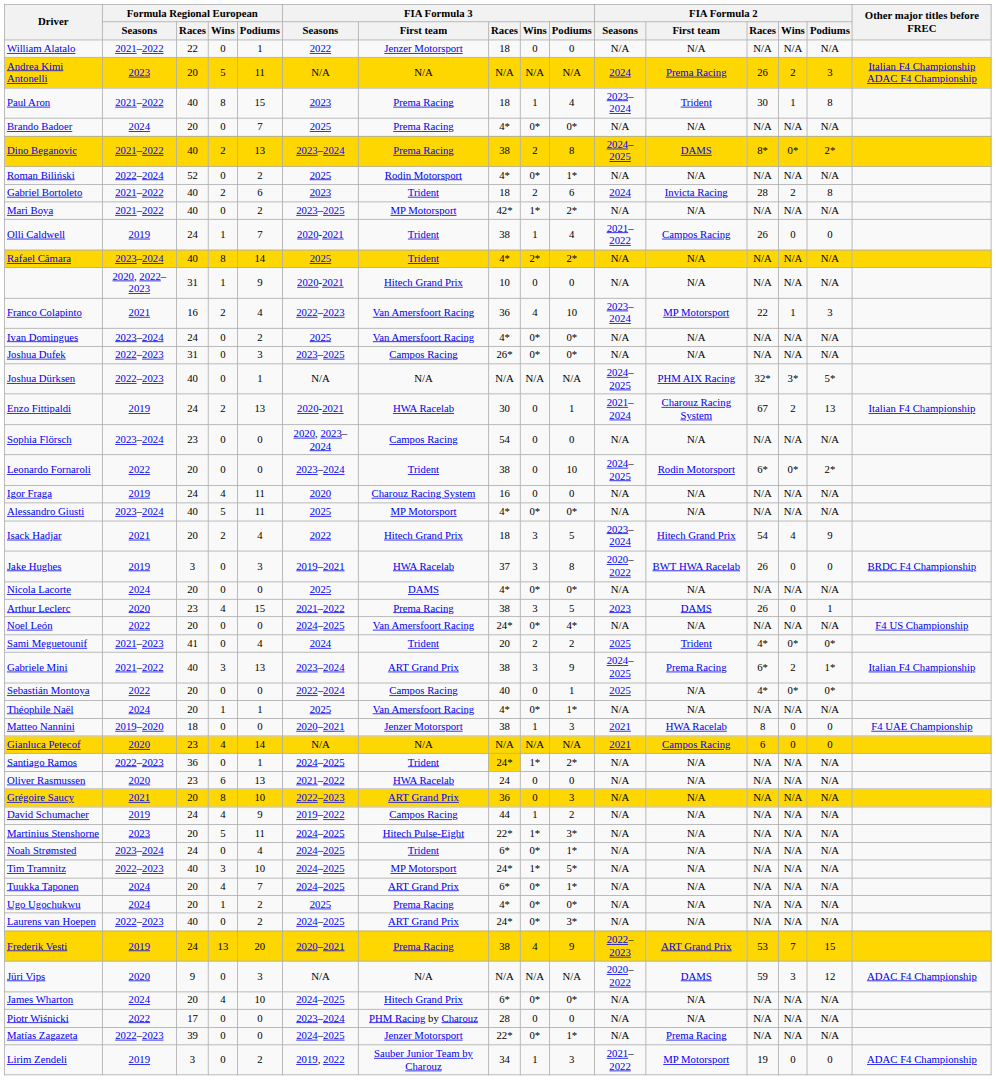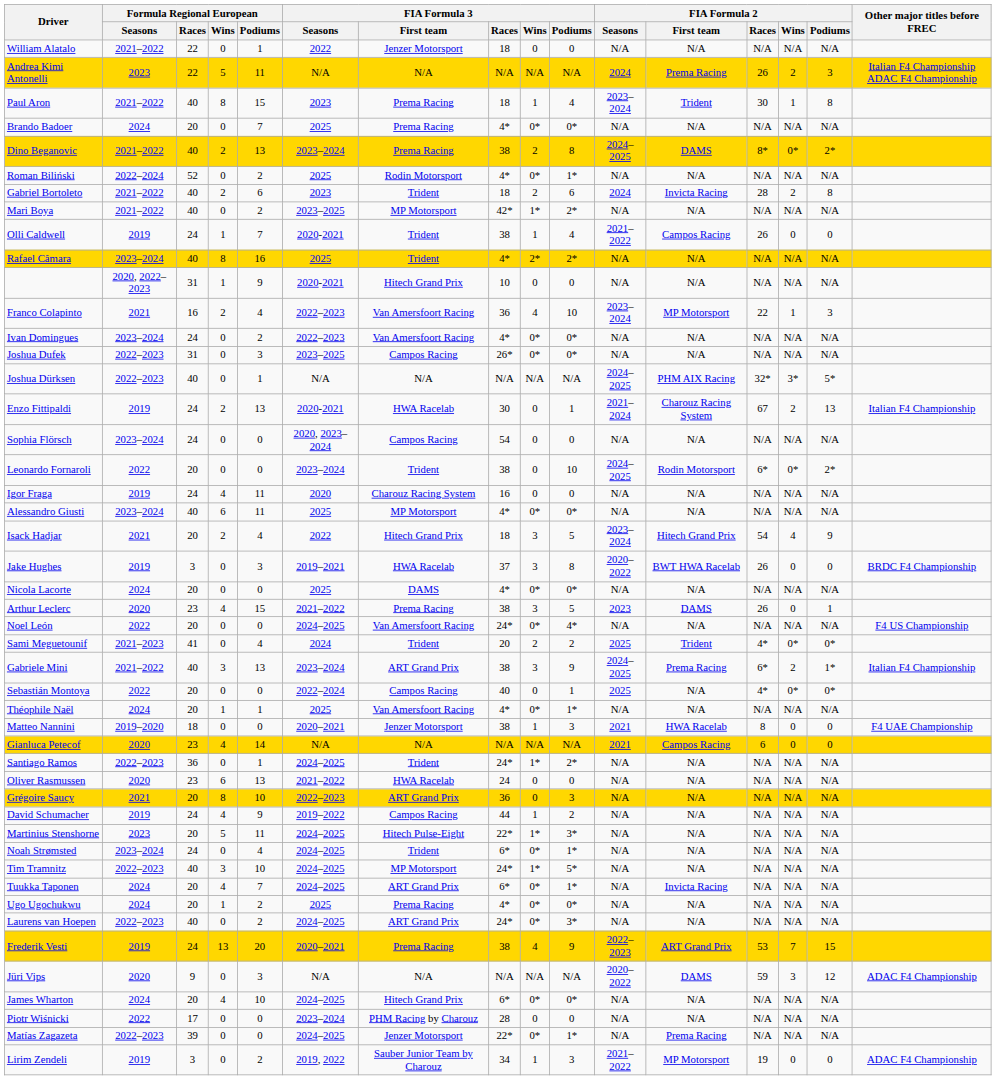(193, 72) 20 -> (193, 72) 22
(260, 258) 14 -> (260, 258) 16
(320, 336) 2025 -> (320, 336) 2022–2023
(193, 439) 23 -> (193, 439) 24
(223, 511) 5 -> (223, 511) 6
(505, 762) gold background -> (505, 762) no background
(696, 886) N/A -> (696, 886) Invicta Racing
